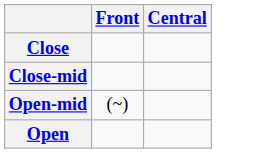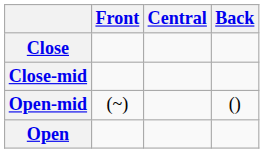+ column: (235, 18)
